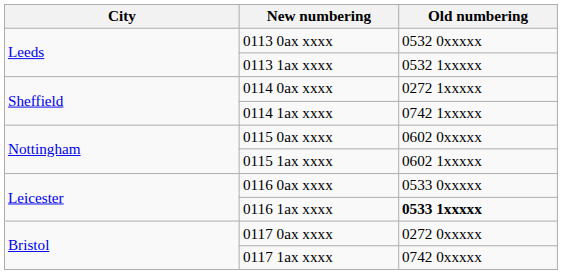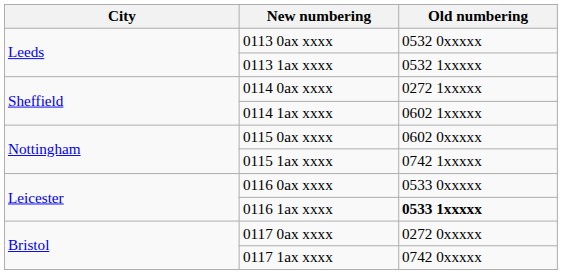(442, 112) 0742 1xxxxx -> (442, 112) 0602 1xxxxx
(442, 161) 0602 1xxxxx -> (442, 161) 0742 1xxxxx
